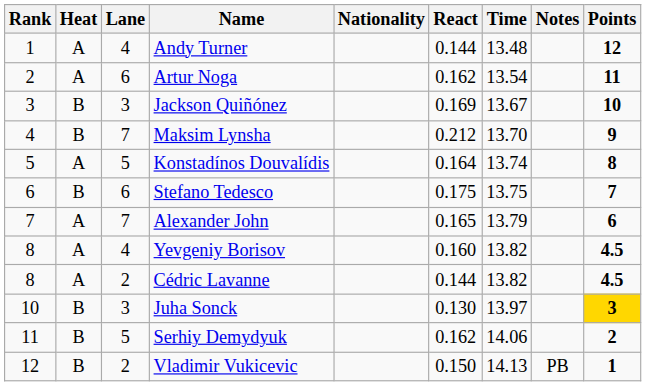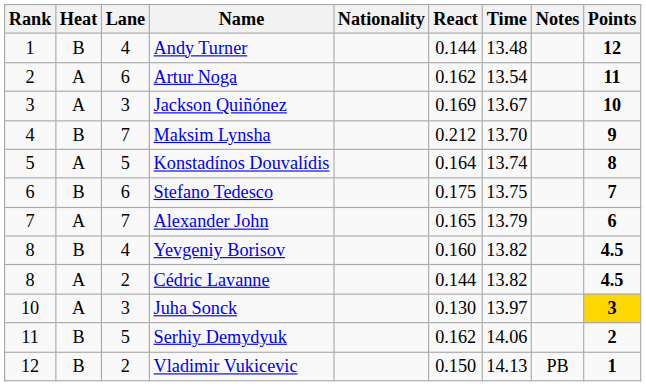(79, 47) A -> (79, 47) B
(79, 105) B -> (79, 105) A
(79, 250) A -> (79, 250) B
(79, 308) B -> (79, 308) A
